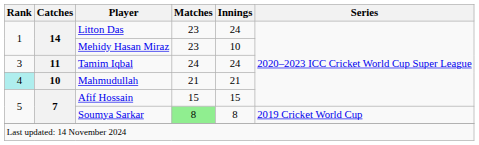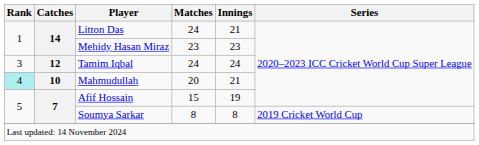(193, 30) 23 -> (193, 30) 24
(235, 30) 24 -> (235, 30) 21
(235, 47) 10 -> (235, 47) 23
(55, 64) 11 -> (55, 64) 12
(193, 81) 21 -> (193, 81) 20
(235, 98) 15 -> (235, 98) 19
(193, 115) lightgreen background -> (193, 115) no background
